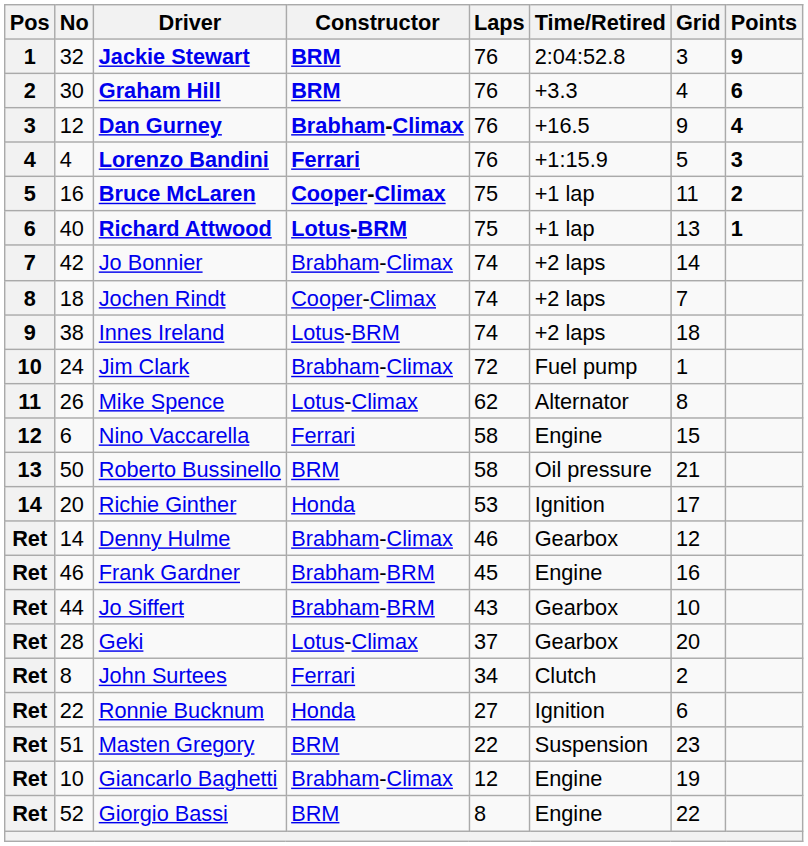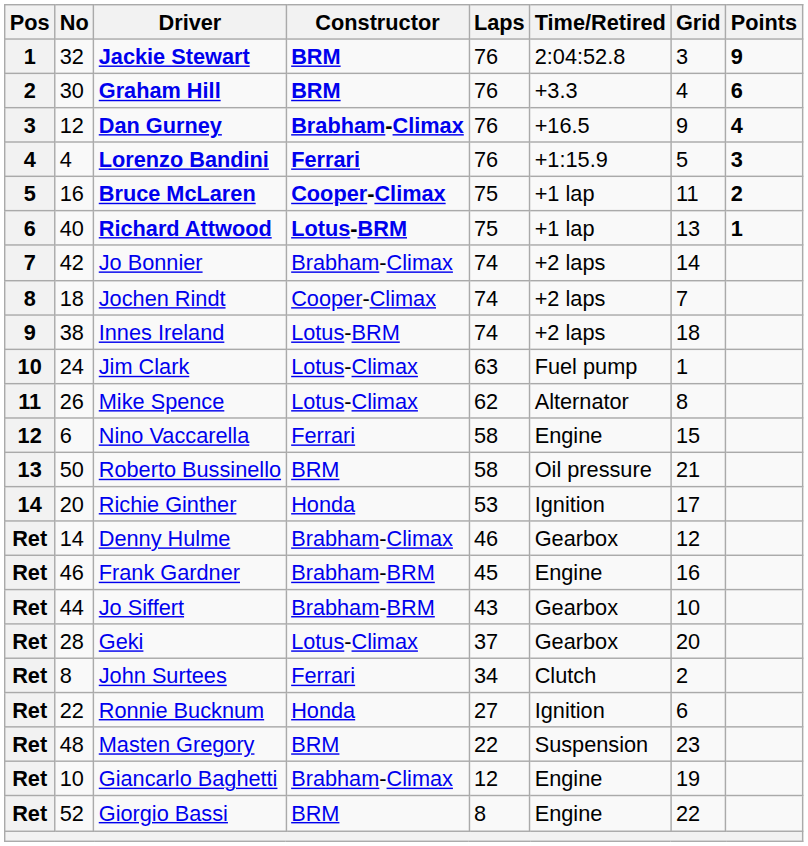(372, 366) Brabham-Climax -> (355, 366) Lotus-Climax
(486, 366) 72 -> (486, 366) 63
(72, 745) 51 -> (72, 745) 48
